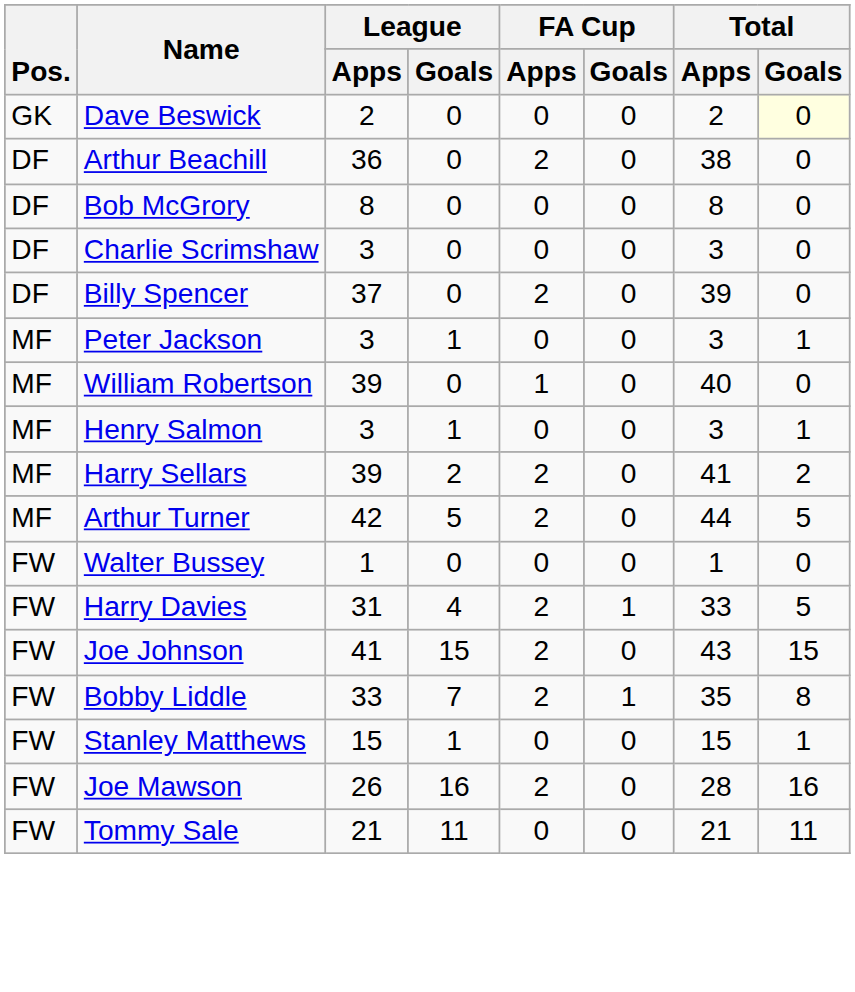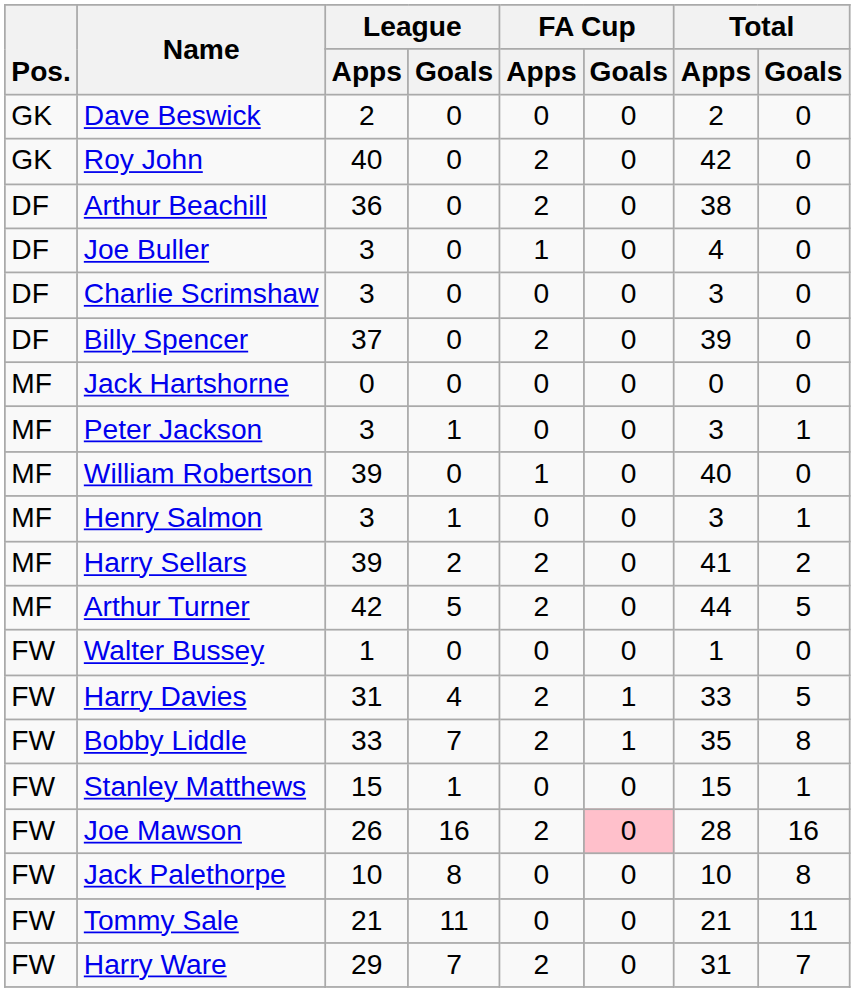(803, 116) lightyellow background -> (803, 116) no background
+ row: (143, 160)
+ row: (146, 250)
- row: (167, 205)
+ row: (186, 384)
- row: (164, 652)
(629, 786) no background -> (629, 830) pink background
+ row: (185, 875)
+ row: (155, 964)
